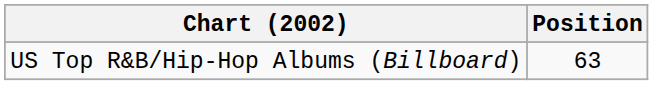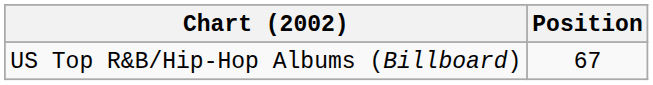(588, 61) 63 -> (588, 61) 67
